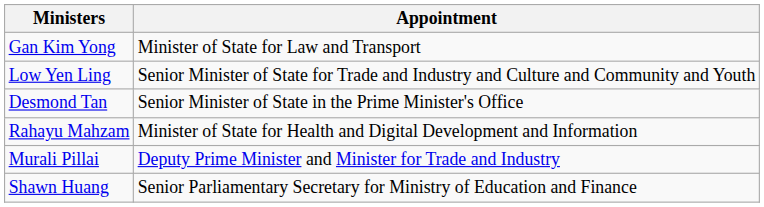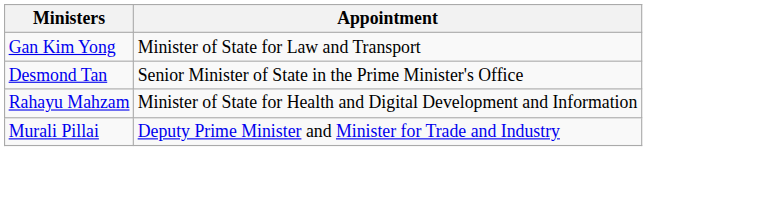- row: (60, 74)
- row: (59, 187)
